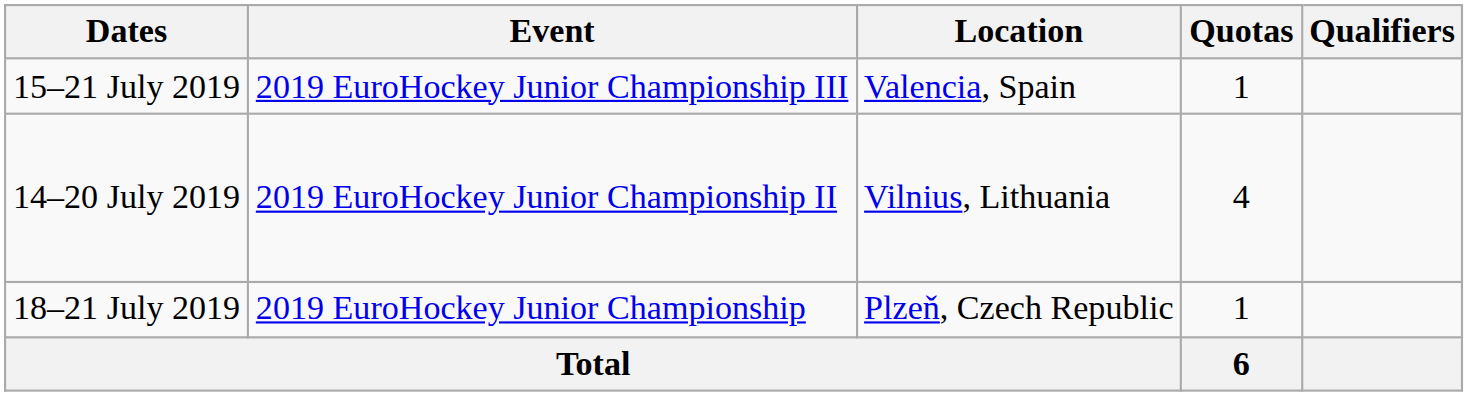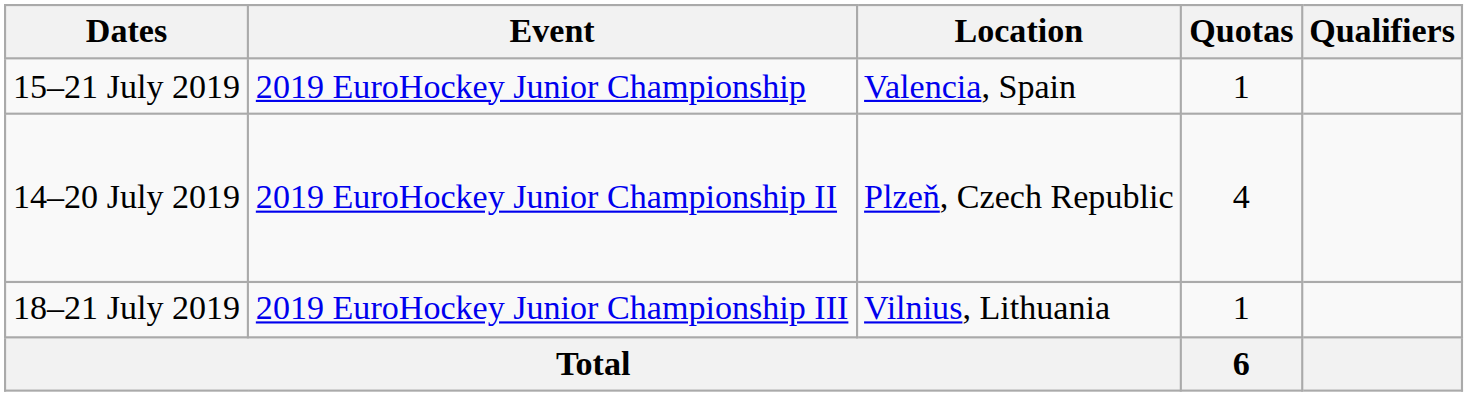(552, 85) 2019 EuroHockey Junior Championship III -> (531, 85) 2019 EuroHockey Junior Championship
(987, 197) Vilnius, Lithuania -> (1019, 197) Plzeň, Czech Republic
(531, 308) 2019 EuroHockey Junior Championship -> (552, 308) 2019 EuroHockey Junior Championship III
(1019, 308) Plzeň, Czech Republic -> (987, 308) Vilnius, Lithuania
